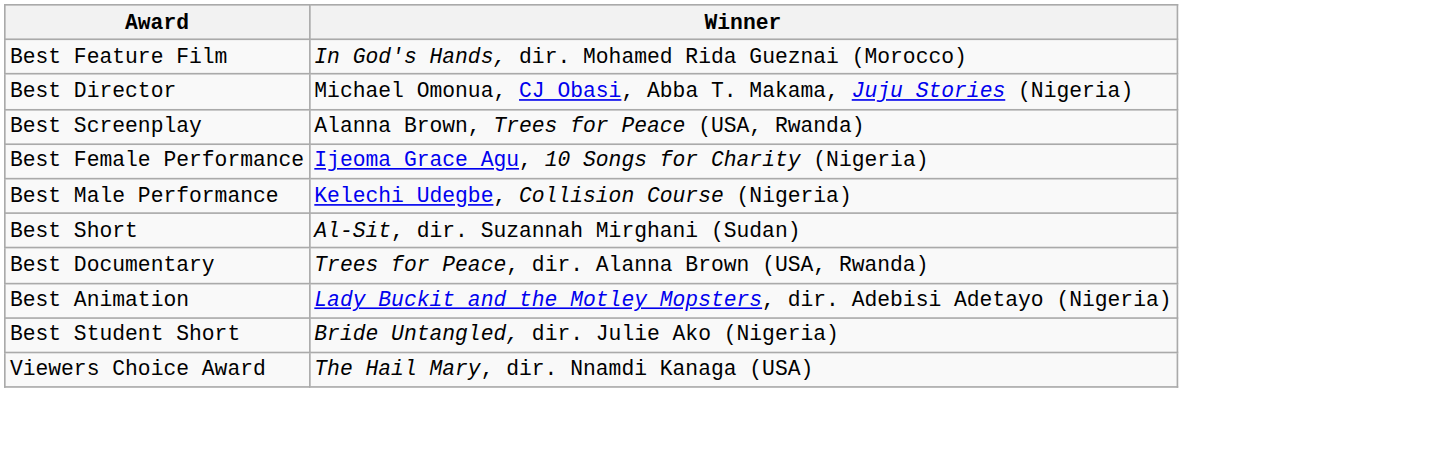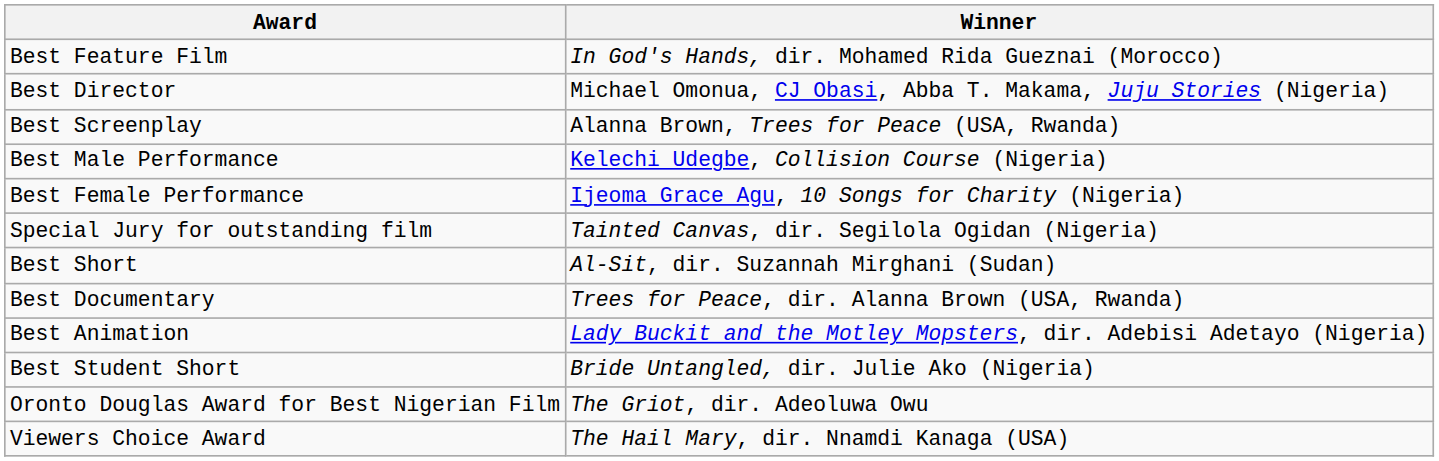rows swapped: (144, 196) <-> (157, 161)
+ row: (221, 231)
+ row: (285, 404)
